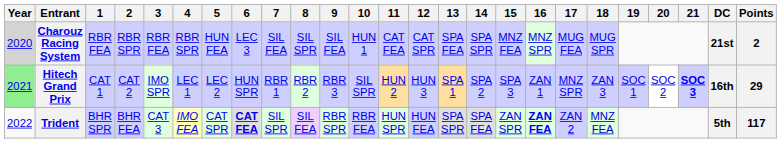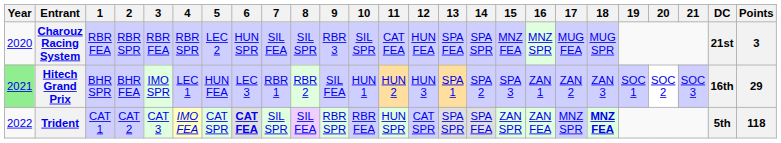(20, 43) lightgrey background -> (20, 43) no background
(217, 43) HUN FEA -> (217, 43) LEC 2
(247, 43) LEC 3 -> (247, 43) HUN SPR
(334, 43) SIL FEA -> (335, 43) RBR 3
(364, 43) HUN 1 -> (364, 43) SIL SPR
(424, 43) CAT SPR -> (424, 43) HUN FEA
(756, 43) 2 -> (756, 43) 3
(100, 86) CAT 1 -> (100, 86) BHR SPR
(129, 86) CAT 2 -> (129, 86) BHR FEA
(217, 86) LEC 2 -> (217, 86) HUN FEA
(247, 86) HUN SPR -> (247, 86) LEC 3
(335, 86) RBR 3 -> (334, 86) SIL FEA
(364, 86) SIL SPR -> (364, 86) HUN 1
(571, 86) MNZ SPR -> (571, 86) ZAN 2
(693, 86) bold -> (693, 86) normal
(100, 122) BHR SPR -> (100, 122) CAT 1
(129, 122) BHR FEA -> (129, 122) CAT 2
(424, 122) HUN FEA -> (424, 122) CAT SPR
(540, 122) bold -> (540, 122) normal
(571, 122) ZAN 2 -> (571, 122) MNZ SPR
(603, 122) normal -> (603, 122) bold
(756, 122) 117 -> (756, 122) 118
